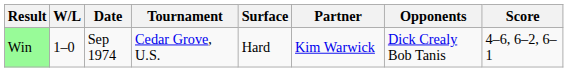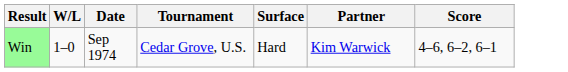- column: (433, 15)
